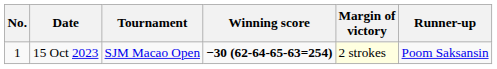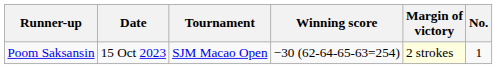columns swapped: (17, 23) <-> (445, 23)
(269, 53) bold -> (337, 53) normal
